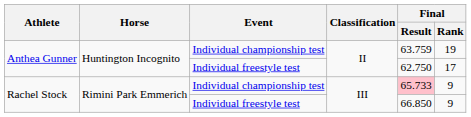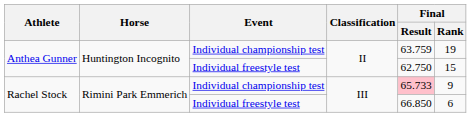(450, 67) 17 -> (450, 67) 15
(450, 103) 9 -> (450, 103) 6
